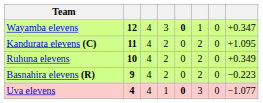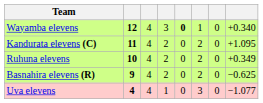(242, 28) +0.347 -> (242, 28) +0.340
(242, 75) −0.223 -> (242, 75) −0.625
(183, 91) bold -> (183, 91) normal
